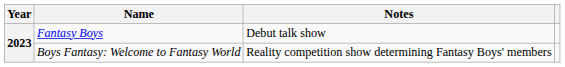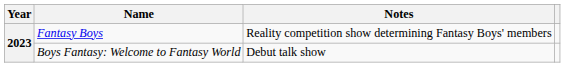(286, 33) Debut talk show -> (399, 33) Reality competition show determining Fantasy Boys' members
(399, 52) Reality competition show determining Fantasy Boys' members -> (286, 52) Debut talk show
